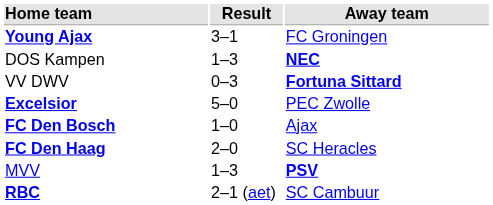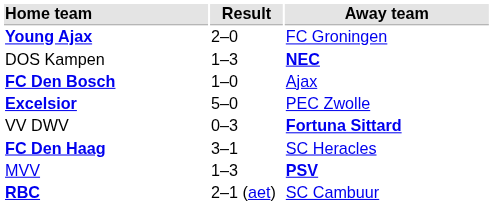(225, 37) 3–1 -> (225, 37) 2–0
rows swapped: (37, 81) <-> (60, 126)
(225, 148) 2–0 -> (225, 148) 3–1
